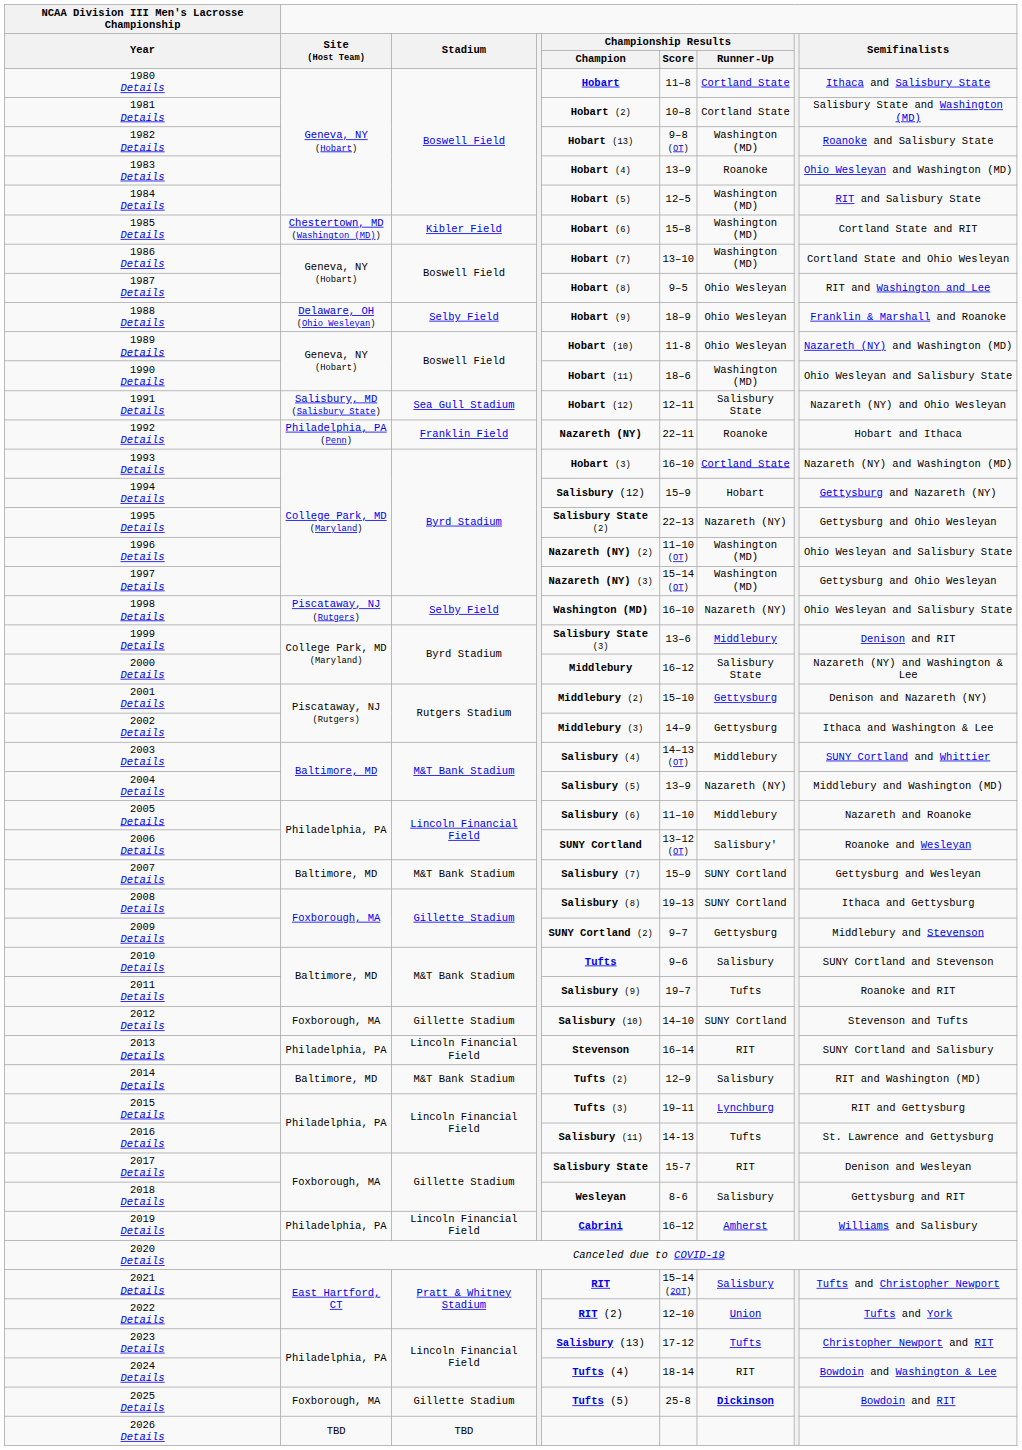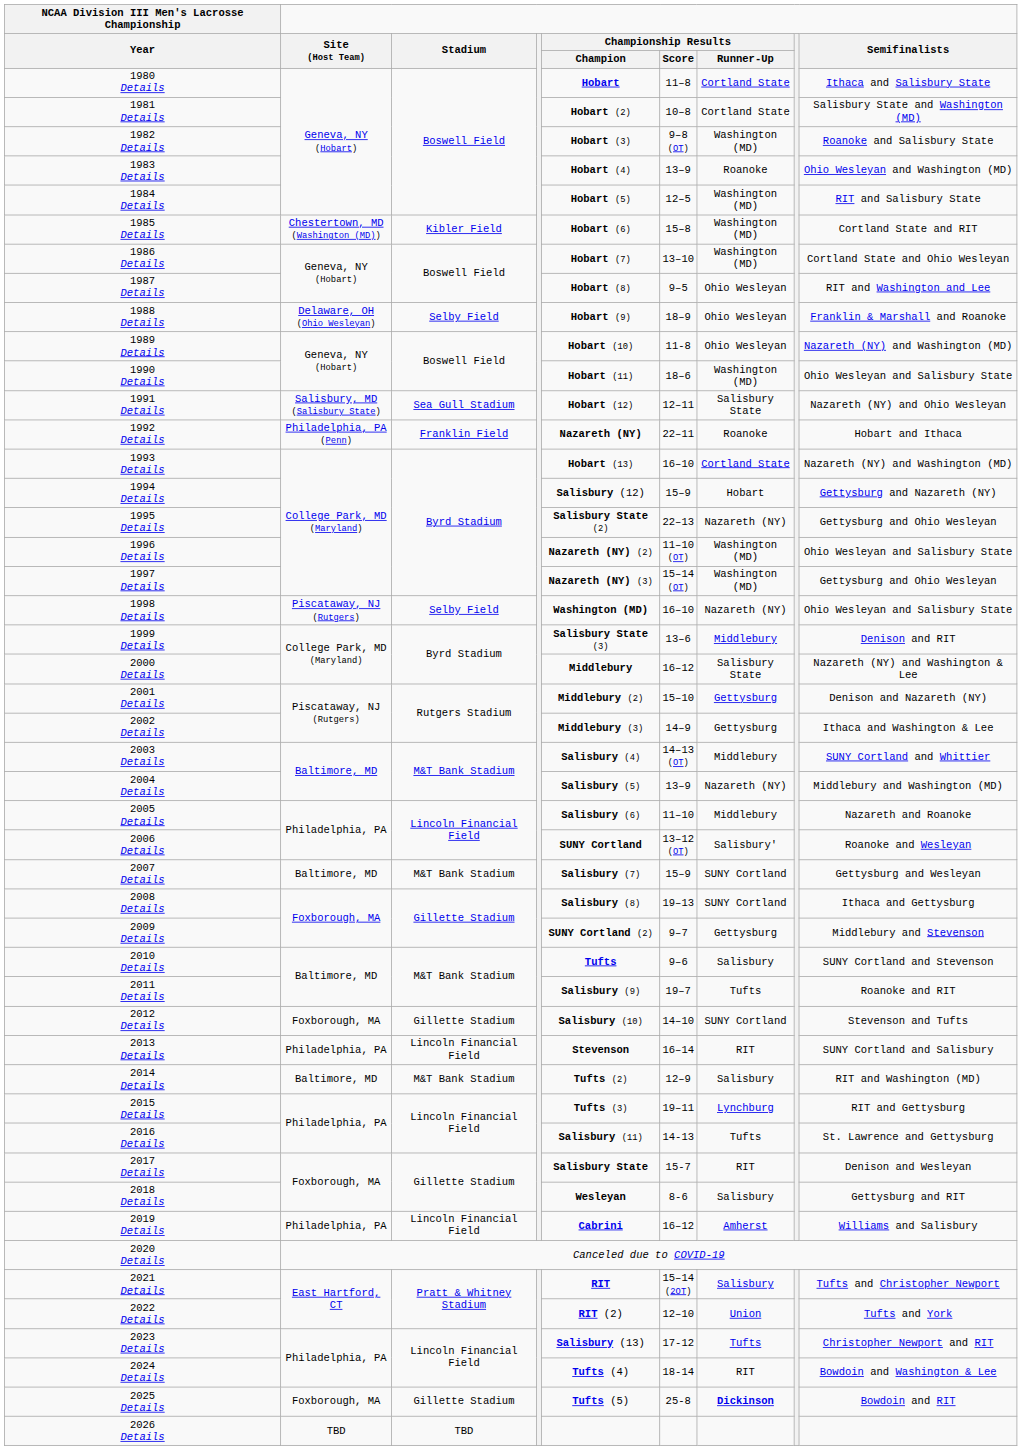(601, 141) Hobart (13) -> (601, 141) Hobart (3)
(601, 464) Hobart (3) -> (601, 464) Hobart (13)
